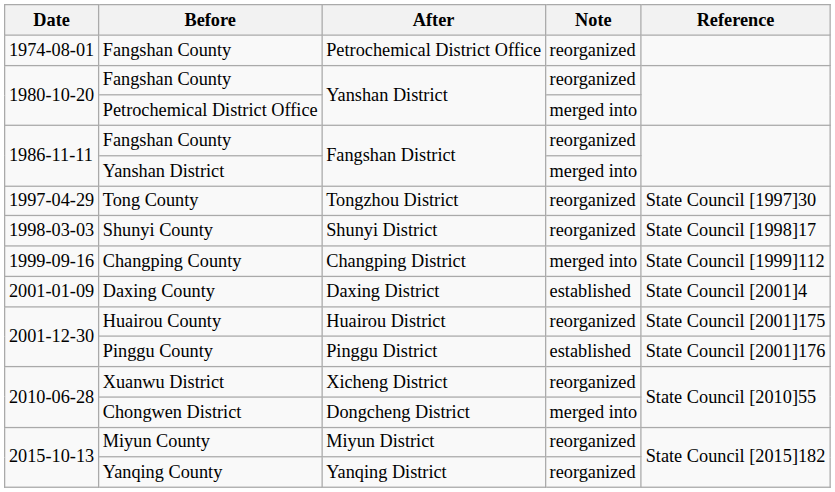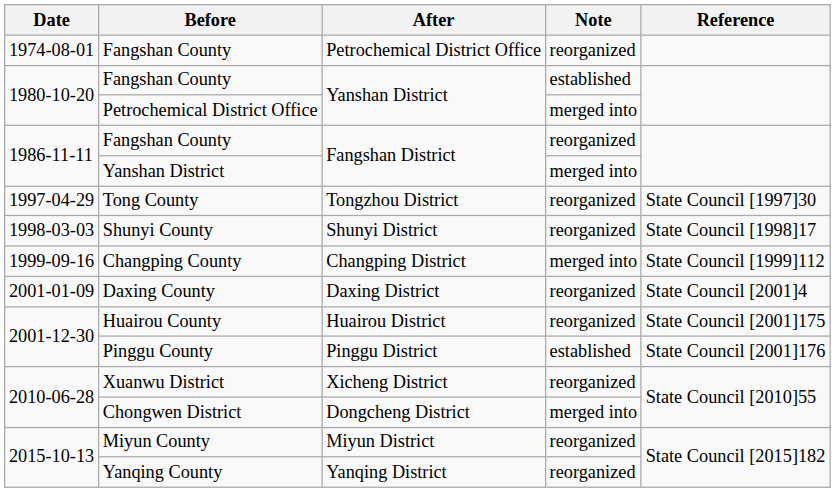(593, 80) reorganized -> (590, 80) established
(590, 291) established -> (593, 291) reorganized
